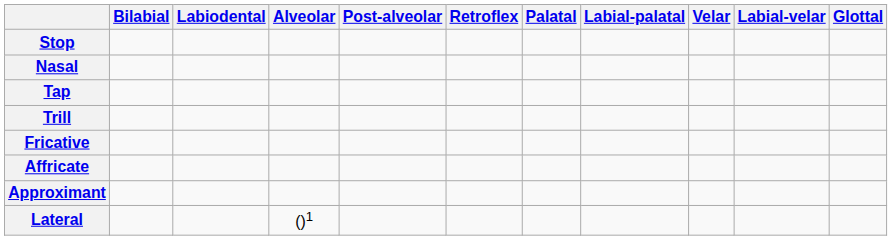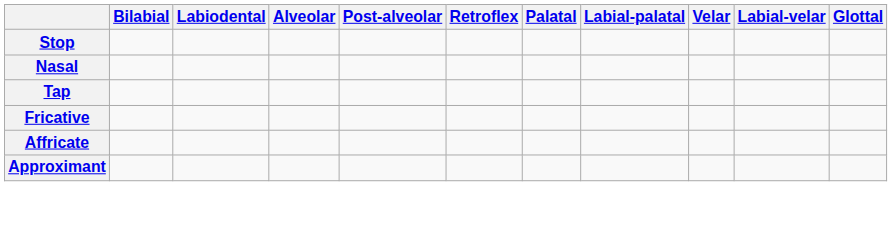- row: (57, 117)
- row: (57, 220)
